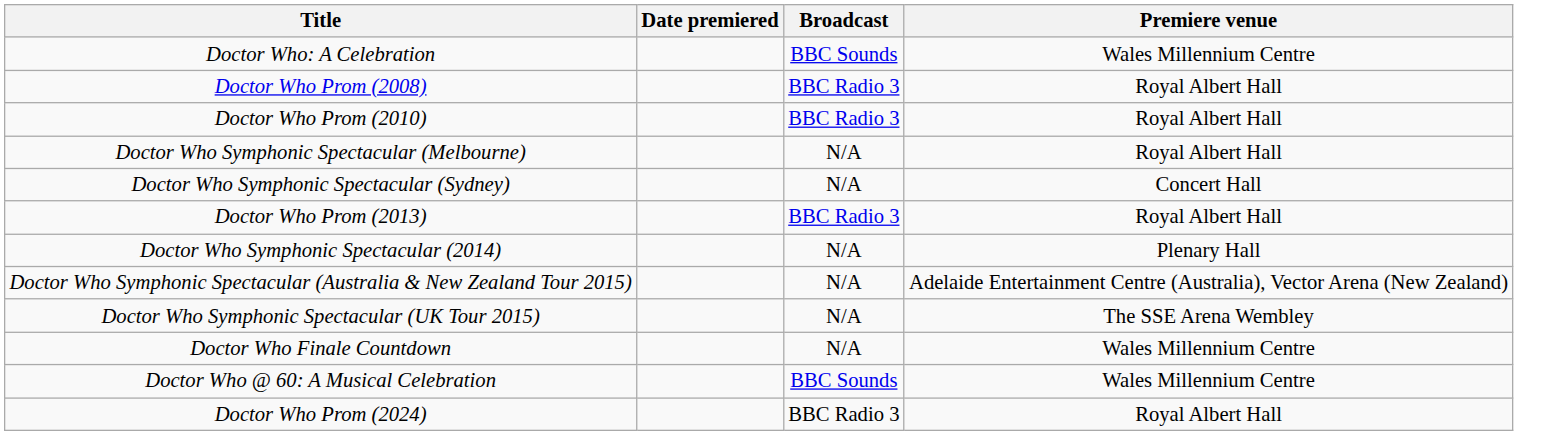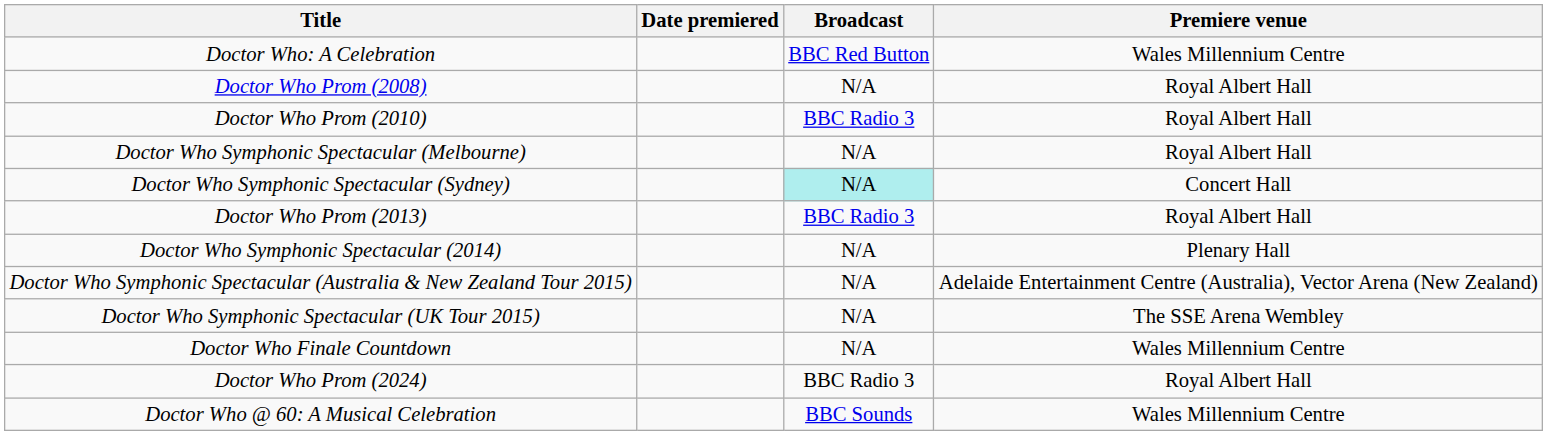(844, 53) BBC Sounds -> (859, 53) BBC Red Button
(844, 86) BBC Radio 3 -> (859, 86) N/A
(844, 184) no background -> (859, 184) paleturquoise background
rows swapped: (321, 380) <-> (321, 413)
